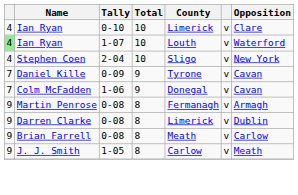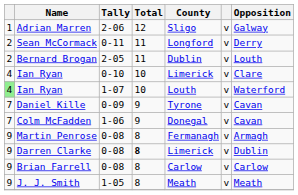+ row: (54, 28)
+ row: (57, 43)
+ row: (57, 58)
- row: (51, 58)
(137, 120) normal -> (137, 151) bold
(182, 136) Meath -> (185, 167) Carlow
(185, 151) Carlow -> (182, 182) Meath
